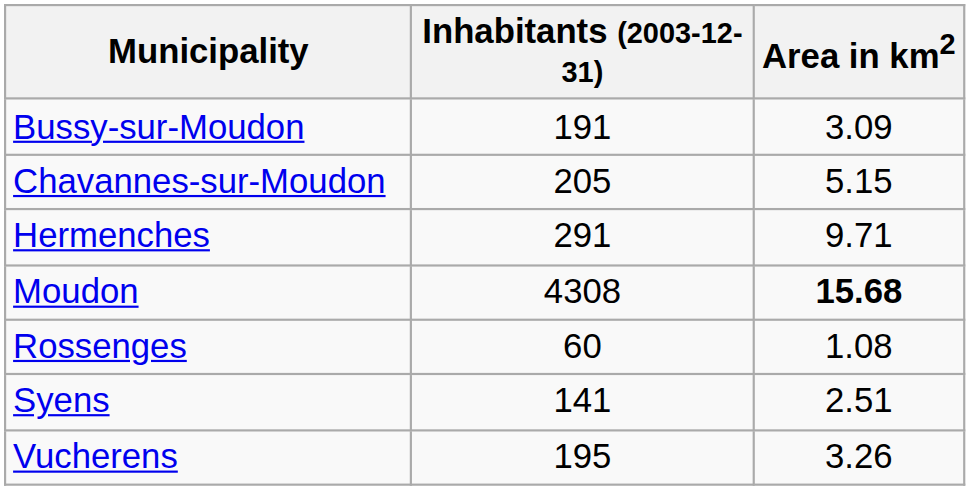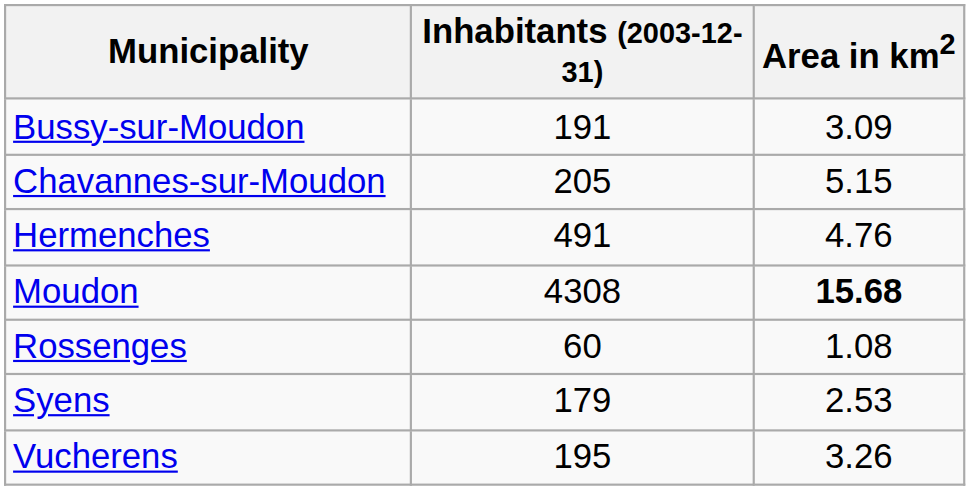(582, 236) 291 -> (582, 236) 491
(859, 236) 9.71 -> (859, 236) 4.76
(582, 401) 141 -> (582, 401) 179
(859, 401) 2.51 -> (859, 401) 2.53
